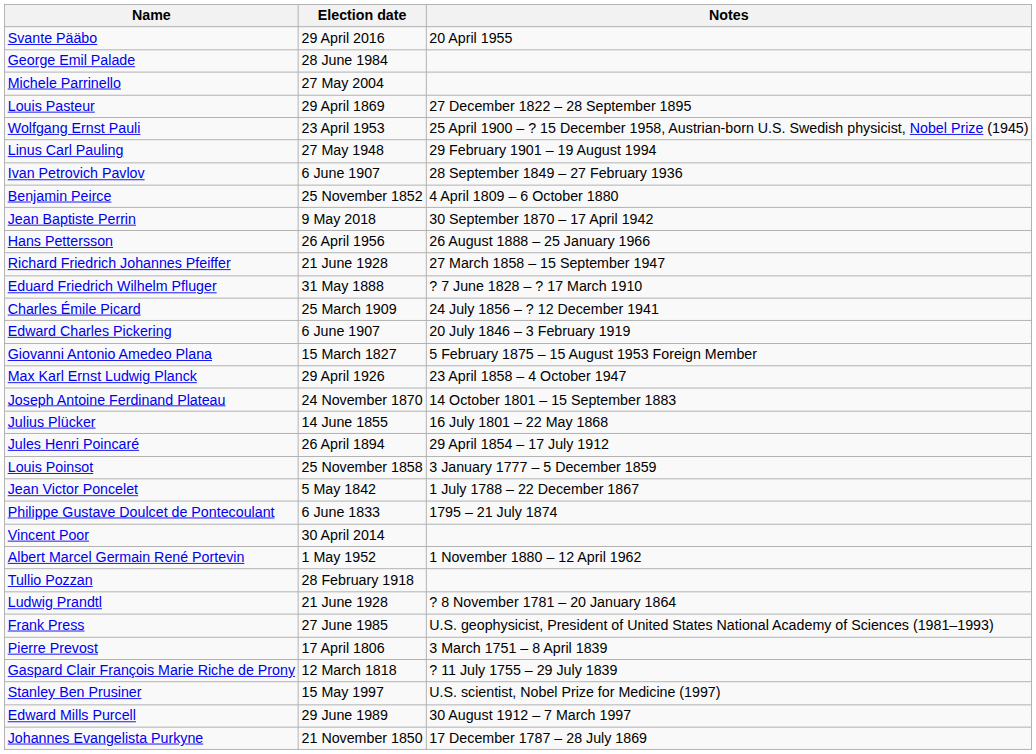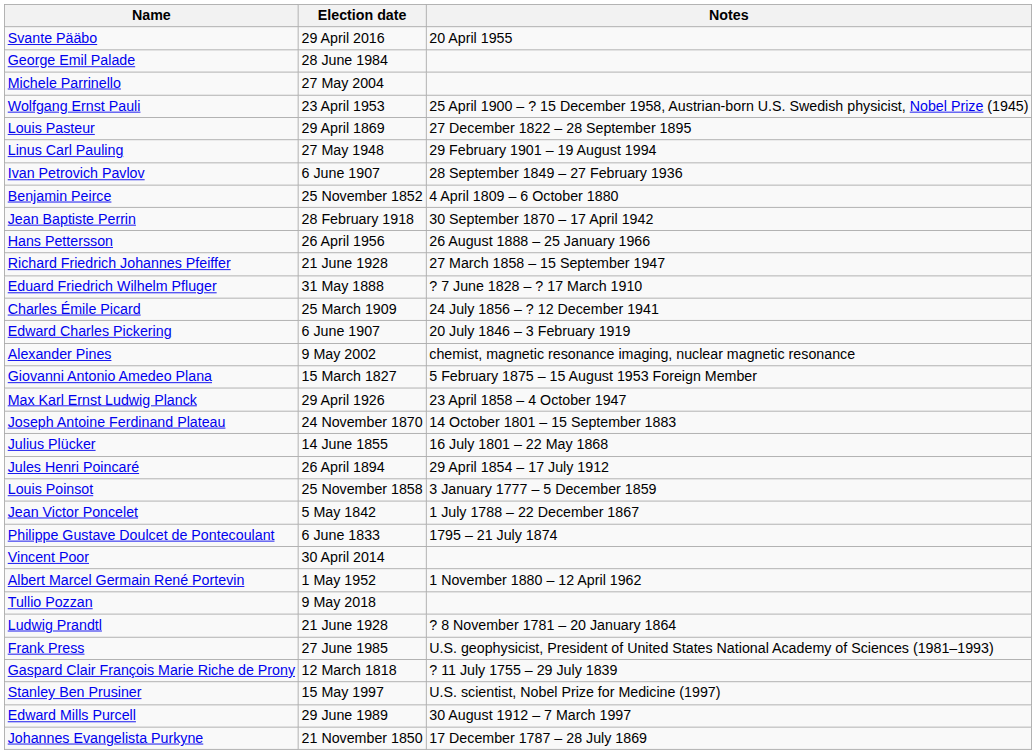rows swapped: (51, 106) <-> (74, 128)
(339, 219) 9 May 2018 -> (358, 219) 28 February 1918
+ row: (60, 354)
(358, 580) 28 February 1918 -> (339, 602) 9 May 2018
- row: (53, 648)
